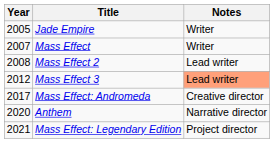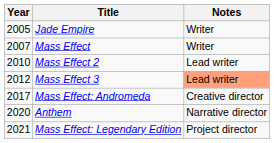(19, 63) 2008 -> (19, 63) 2010
